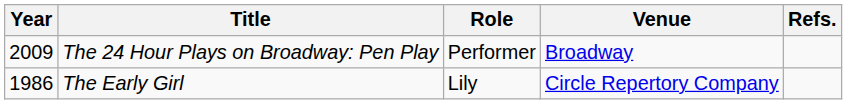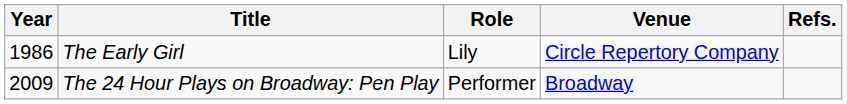rows swapped: (123, 83) <-> (251, 51)
